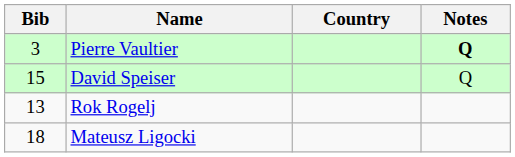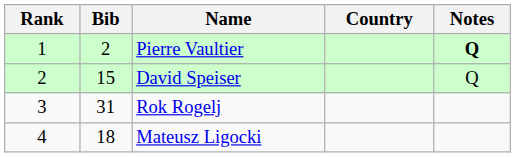+ column: (42, 19)
(35, 48) 3 -> (106, 48) 2
(35, 107) 13 -> (106, 107) 31
